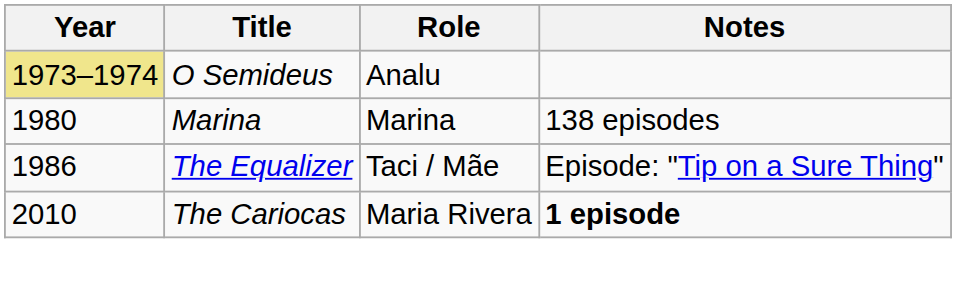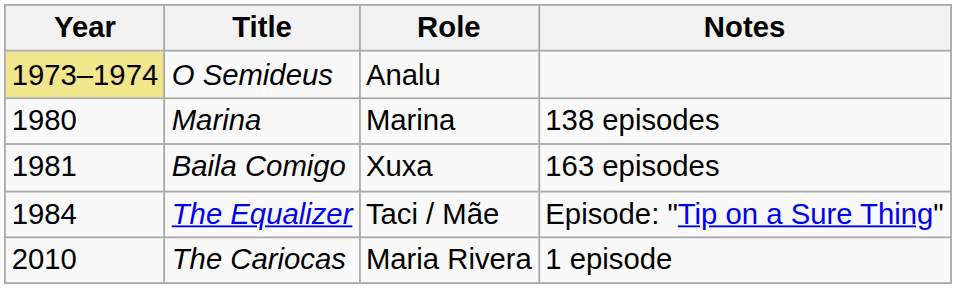+ row: (259, 167)
(44, 167) 1986 -> (44, 213) 1984
(613, 213) bold -> (609, 259) normal
